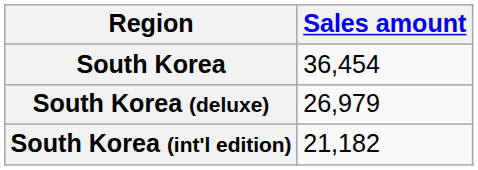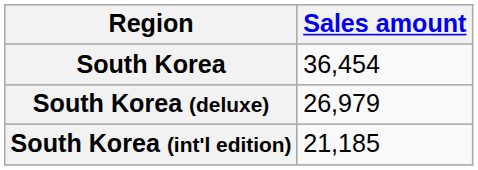(342, 143) 21,182 -> (342, 143) 21,185
